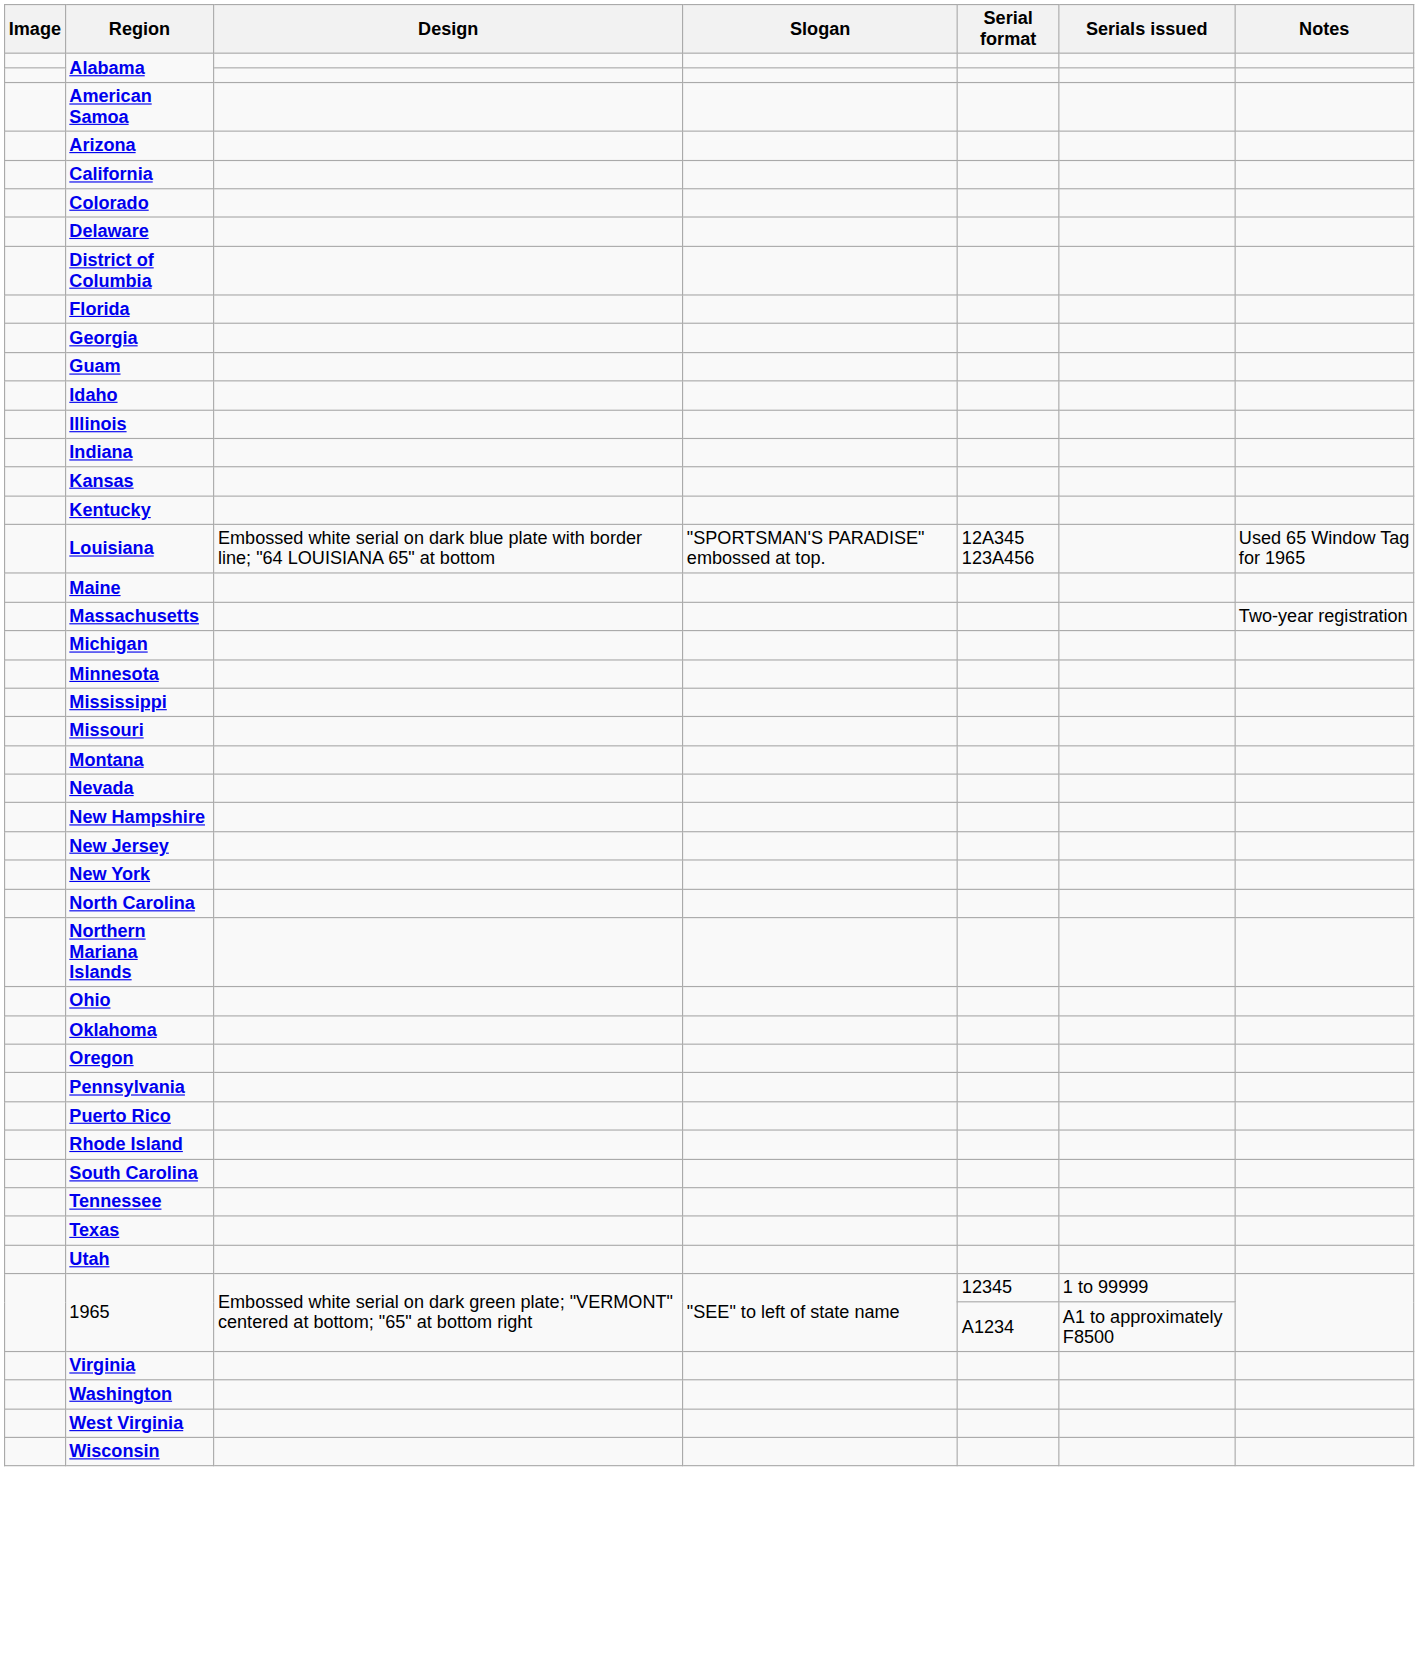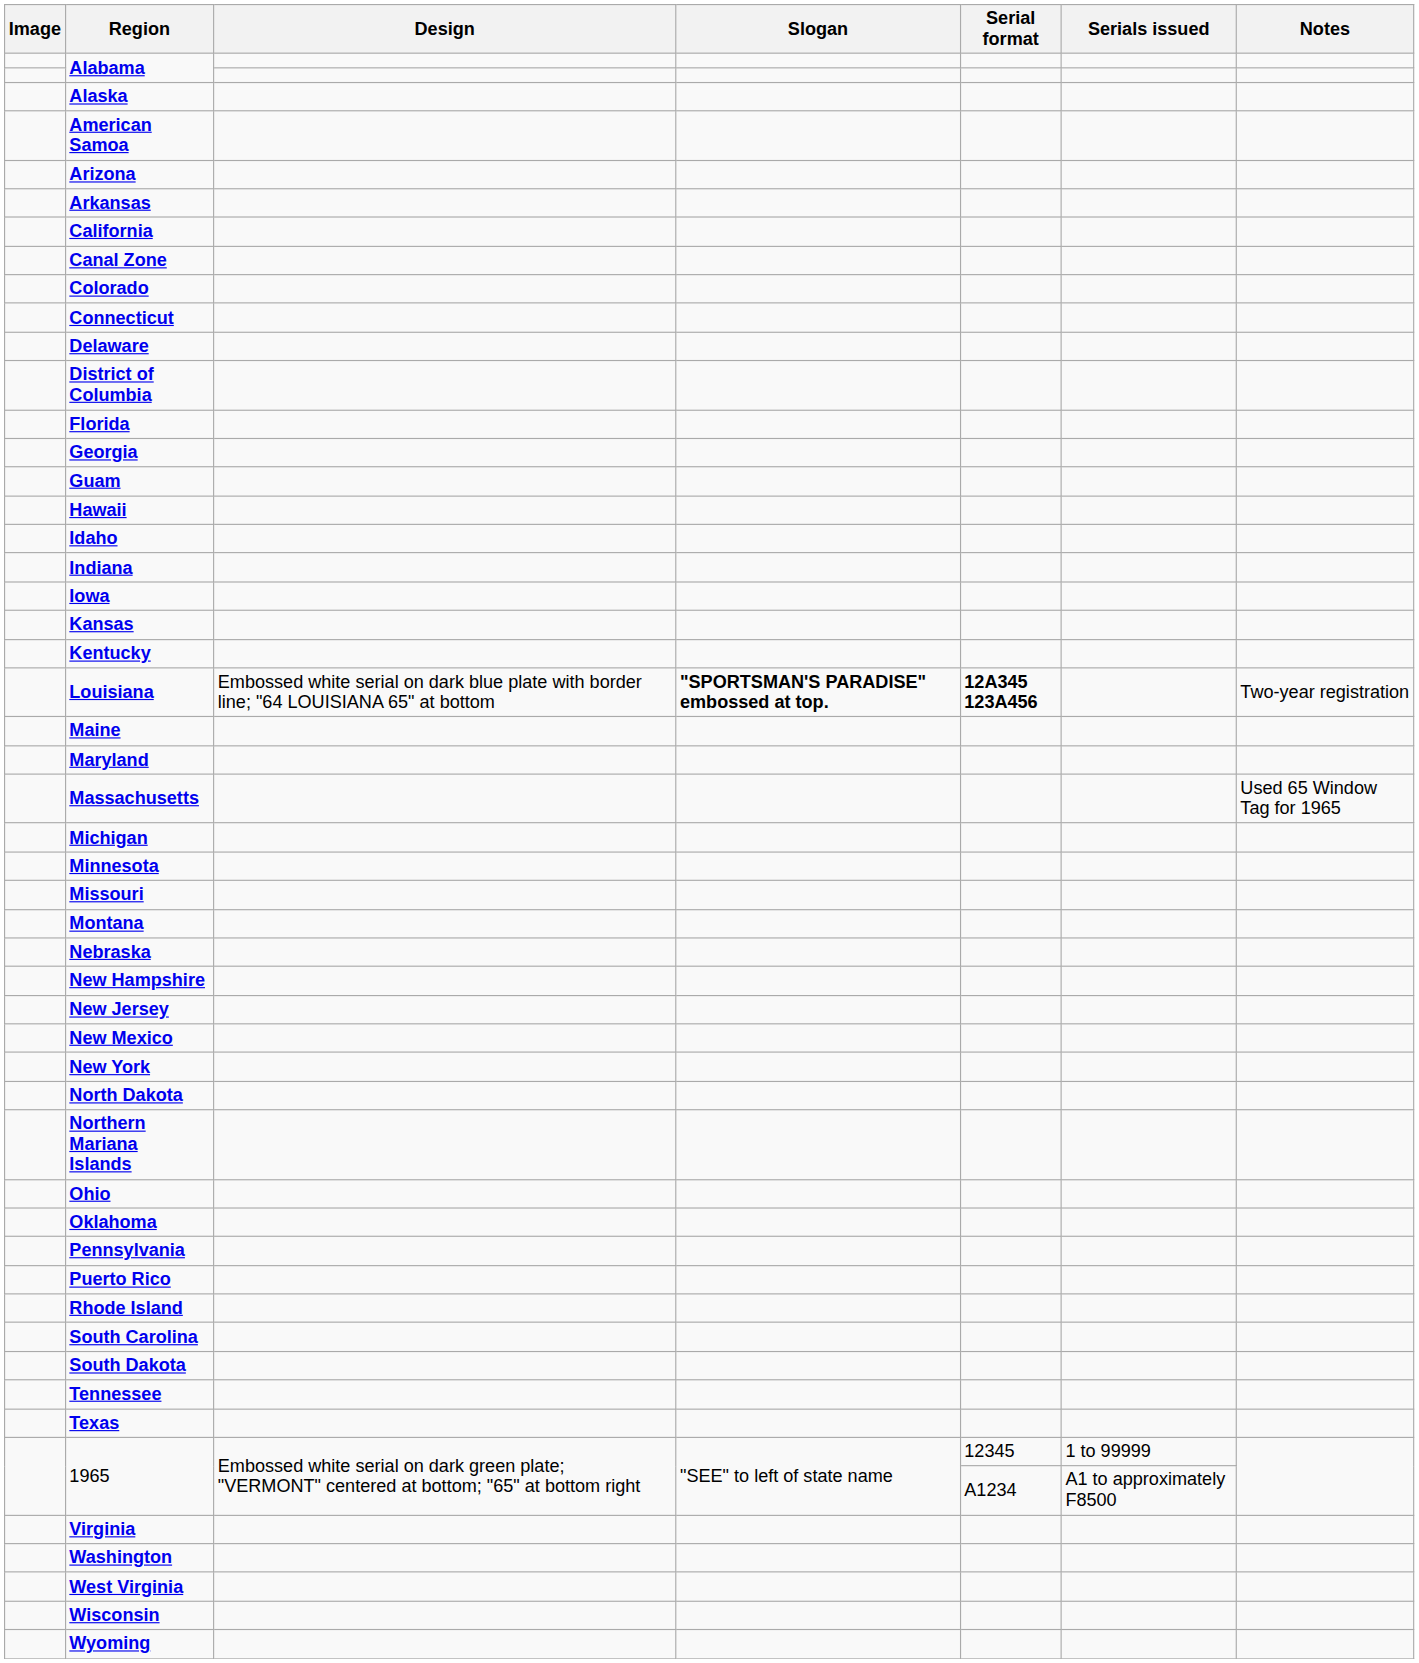+ row: (98, 96)
+ row: (110, 202)
+ row: (118, 260)
+ row: (122, 317)
+ row: (98, 509)
- row: (98, 423)
+ row: (89, 595)
(806, 548) normal -> (803, 692) bold
(998, 548) normal -> (1001, 692) bold
(1324, 548) Used 65 Window Tag for 1965 -> (1325, 692) Two-year registration
+ row: (109, 759)
(1323, 616) Two-year registration -> (1309, 798) Used 65 Window Tag for 1965
- row: (118, 702)
+ row: (110, 952)
- row: (101, 788)
+ row: (121, 1038)
- row: (132, 903)
+ row: (126, 1095)
- row: (101, 1058)
+ row: (128, 1365)
- row: (89, 1259)
+ row: (110, 1643)
